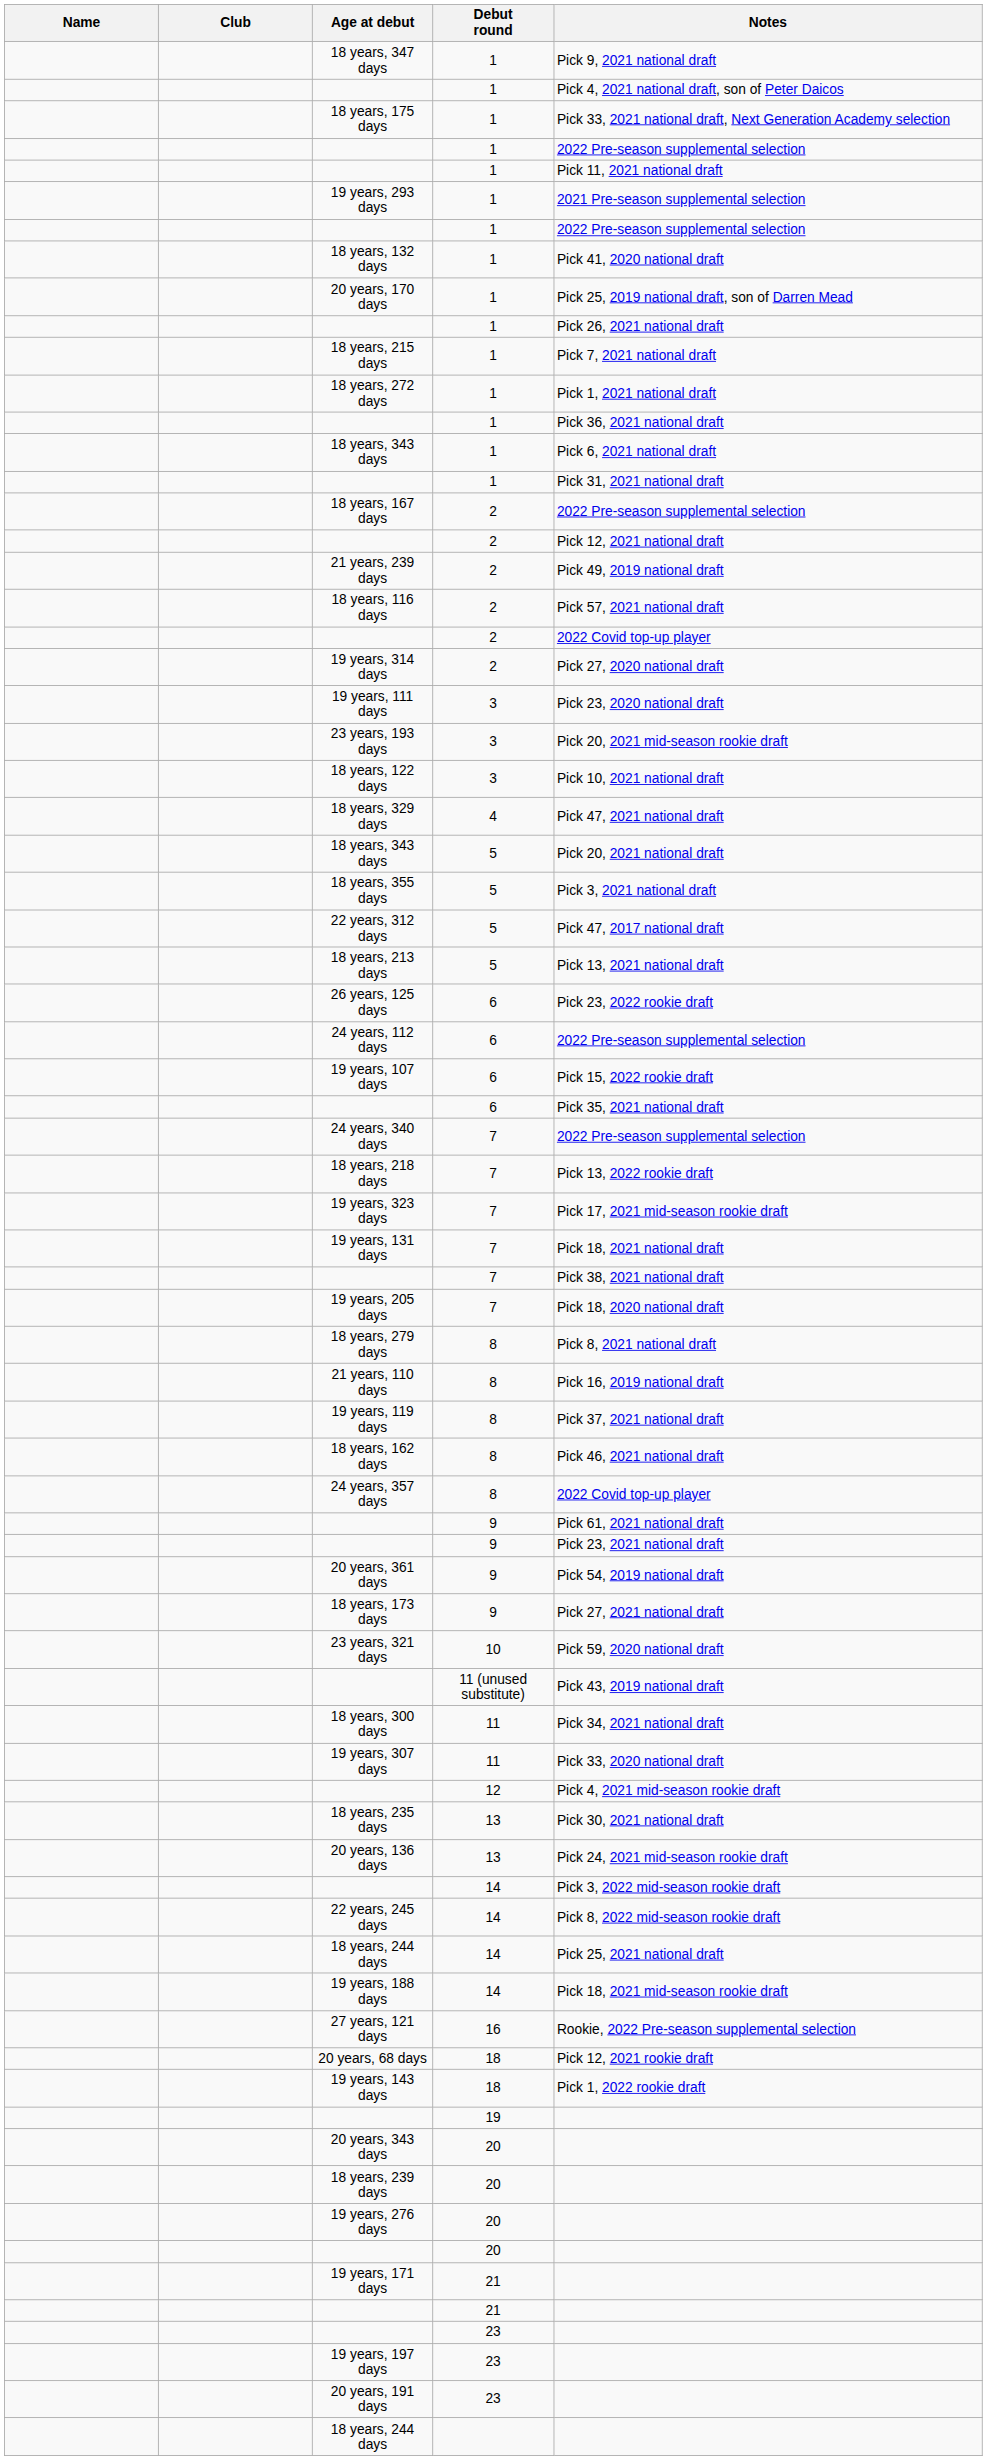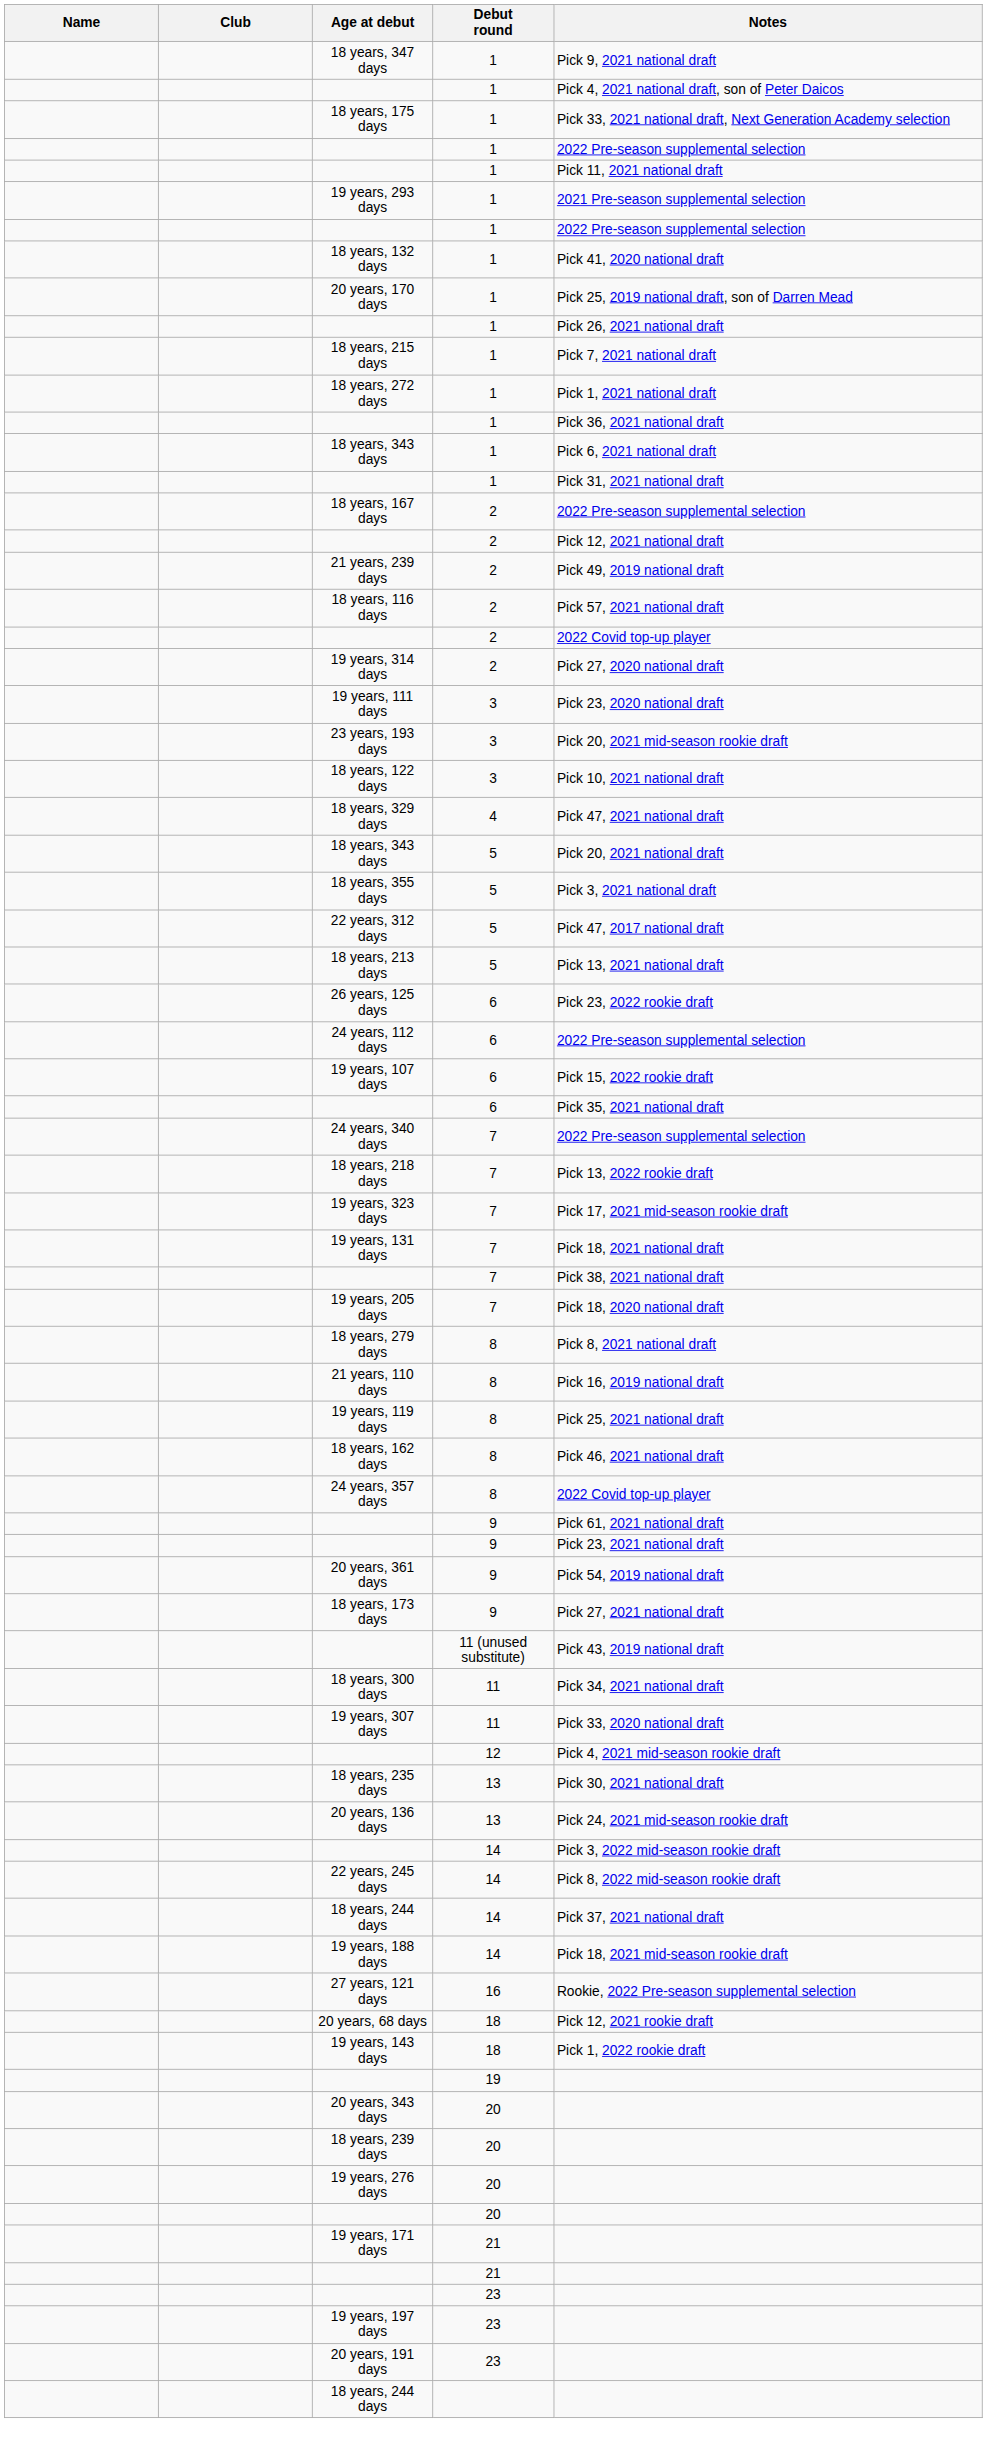(640, 1419) Pick 37, 2021 national draft -> (640, 1419) Pick 25, 2021 national draft
- row: (373, 1649)
(640, 1954) Pick 25, 2021 national draft -> (640, 1917) Pick 37, 2021 national draft
